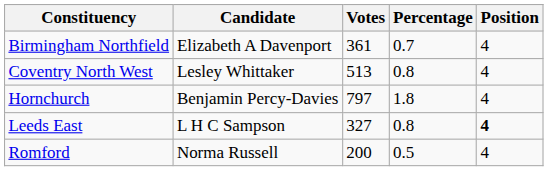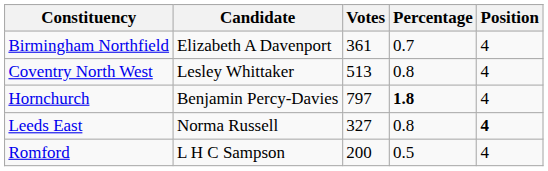(404, 98) normal -> (404, 98) bold
(231, 125) L H C Sampson -> (228, 125) Norma Russell
(228, 152) Norma Russell -> (231, 152) L H C Sampson
